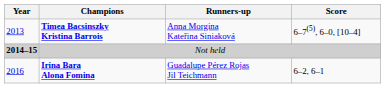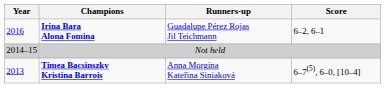rows swapped: (75, 31) <-> (68, 71)
(22, 51) bold -> (22, 51) normal
